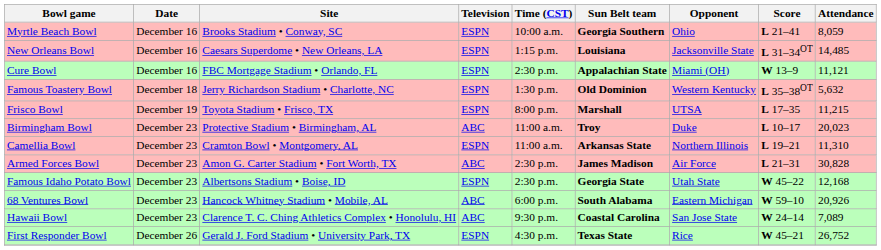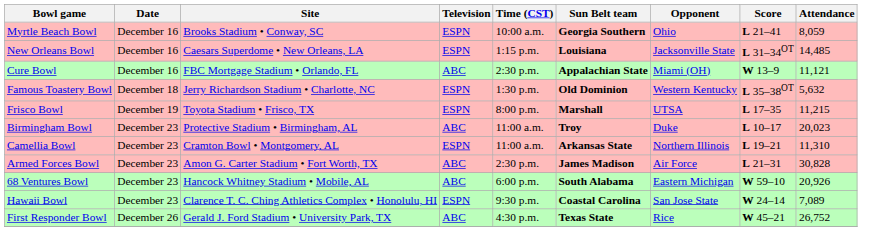(475, 70) ESPN -> (454, 70) ABC
- row: (69, 181)
(473, 217) ABC -> (456, 199) ESPN
(475, 235) ESPN -> (454, 217) ABC
